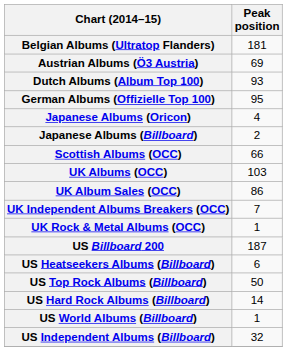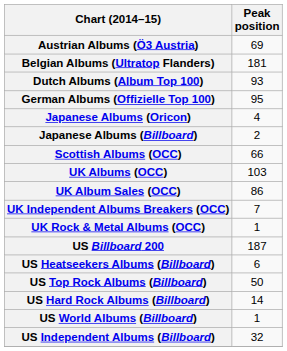rows swapped: (118, 63) <-> (118, 44)
